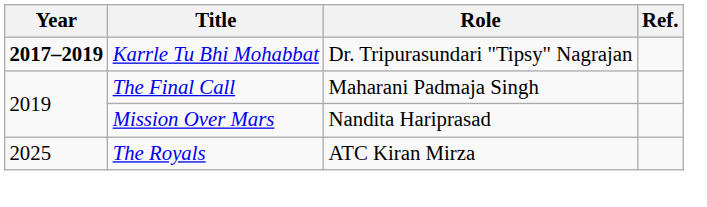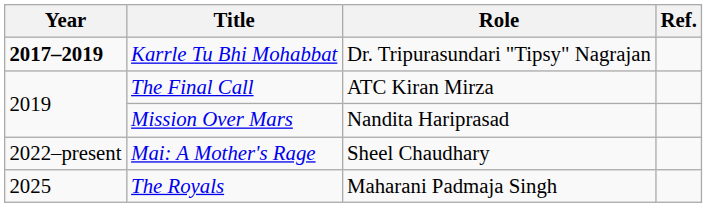(434, 86) Maharani Padmaja Singh -> (420, 86) ATC Kiran Mirza
+ row: (223, 152)
(402, 152) ATC Kiran Mirza -> (452, 185) Maharani Padmaja Singh
